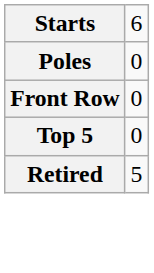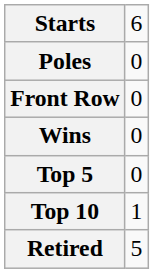+ row: (65, 135)
+ row: (65, 211)
